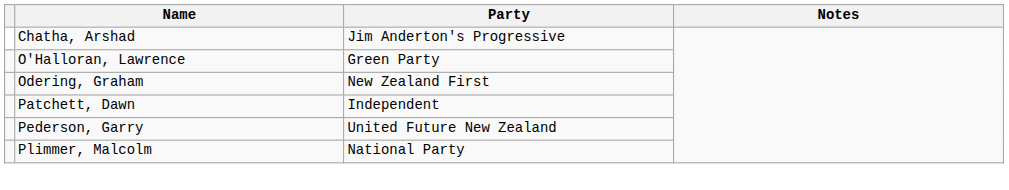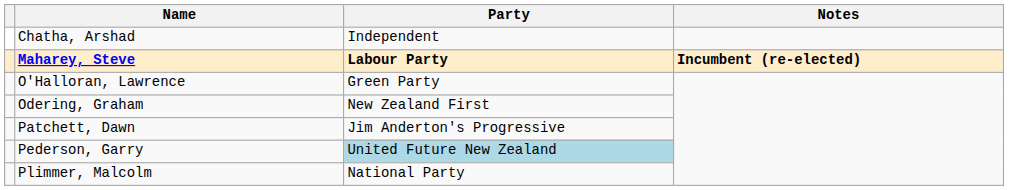(456, 39) Jim Anderton's Progressive -> (393, 39) Independent
+ row: (76, 61)
(393, 106) Independent -> (456, 129) Jim Anderton's Progressive
(452, 129) no background -> (452, 151) lightblue background
